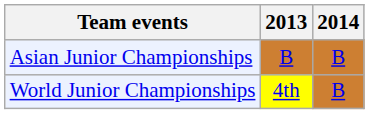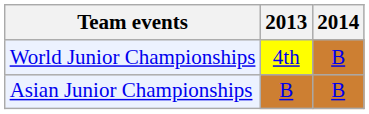rows swapped: (131, 56) <-> (133, 91)
